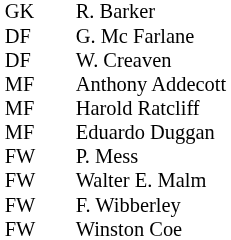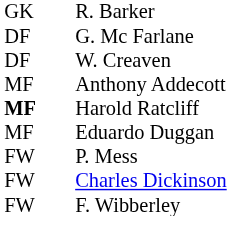(20, 108) normal -> (20, 108) bold
- row: (141, 180)
+ row: (151, 180)
- row: (129, 229)
